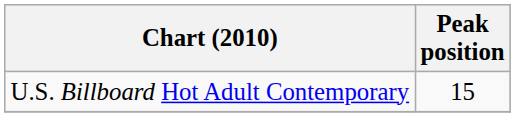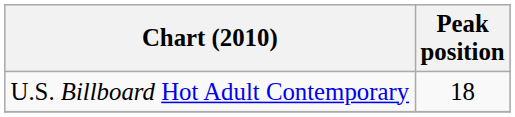(463, 91) 15 -> (463, 91) 18
